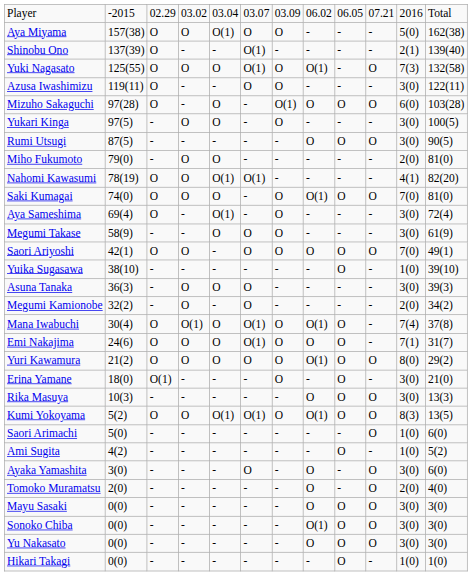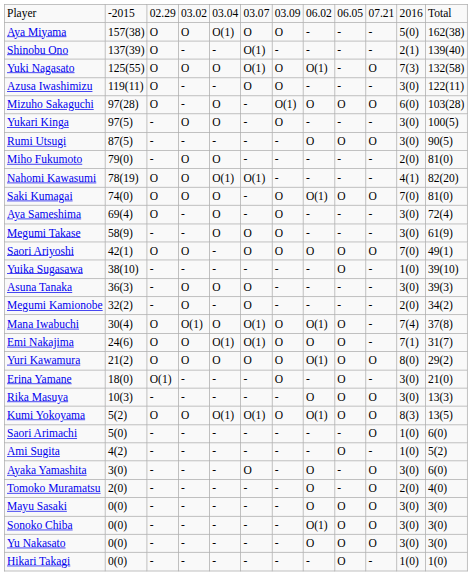(223, 214) O(1) -> (216, 214) O
(216, 342) O -> (223, 342) O(1)
